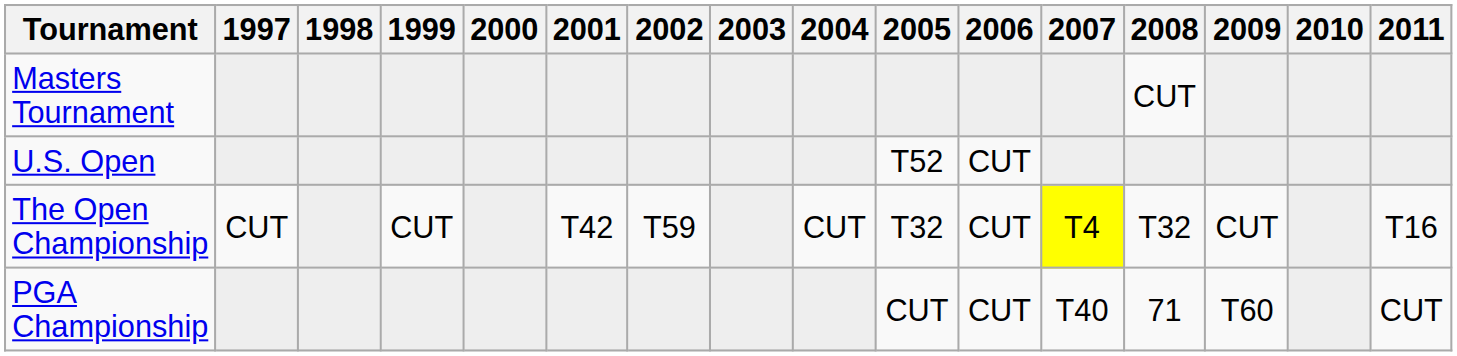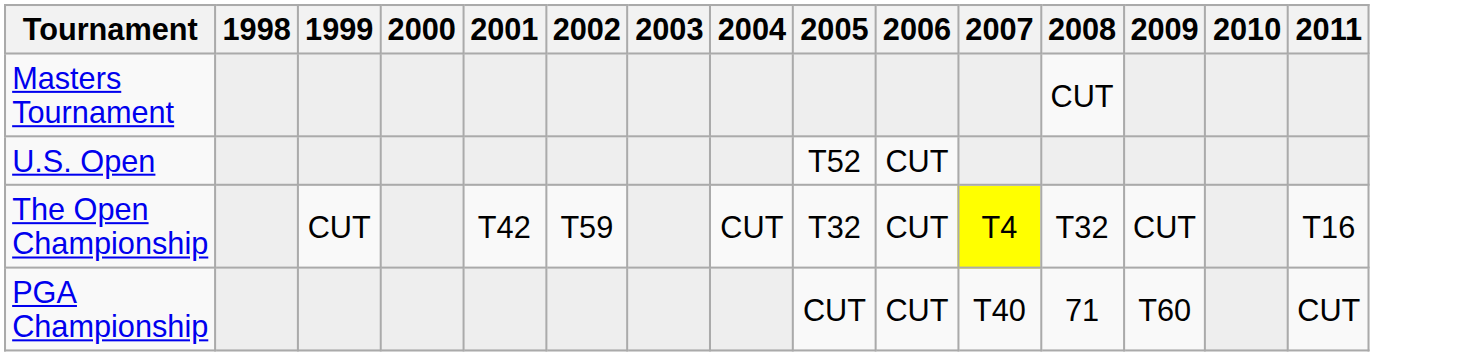- column: (257, 30)
